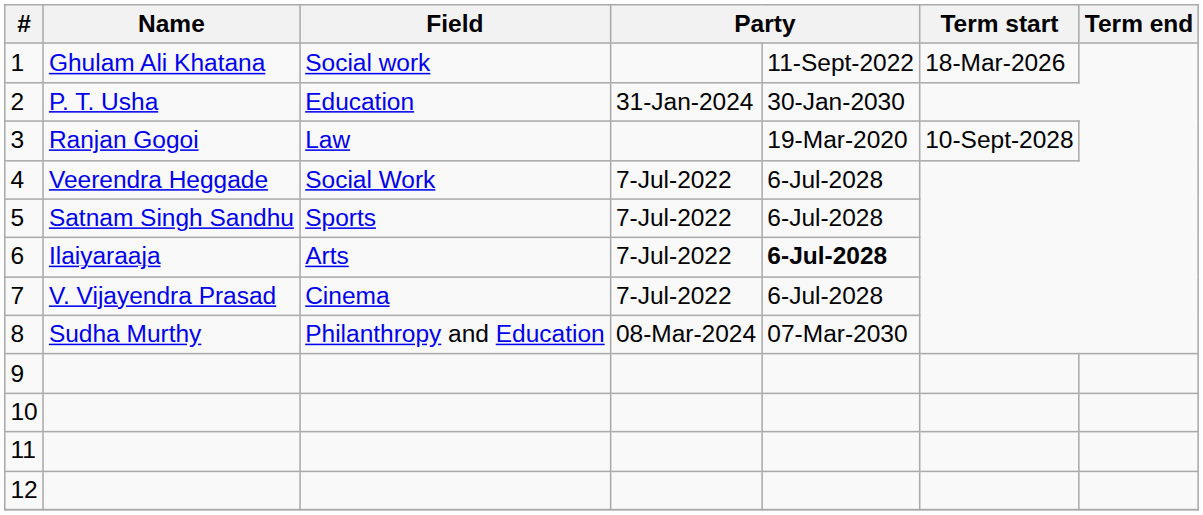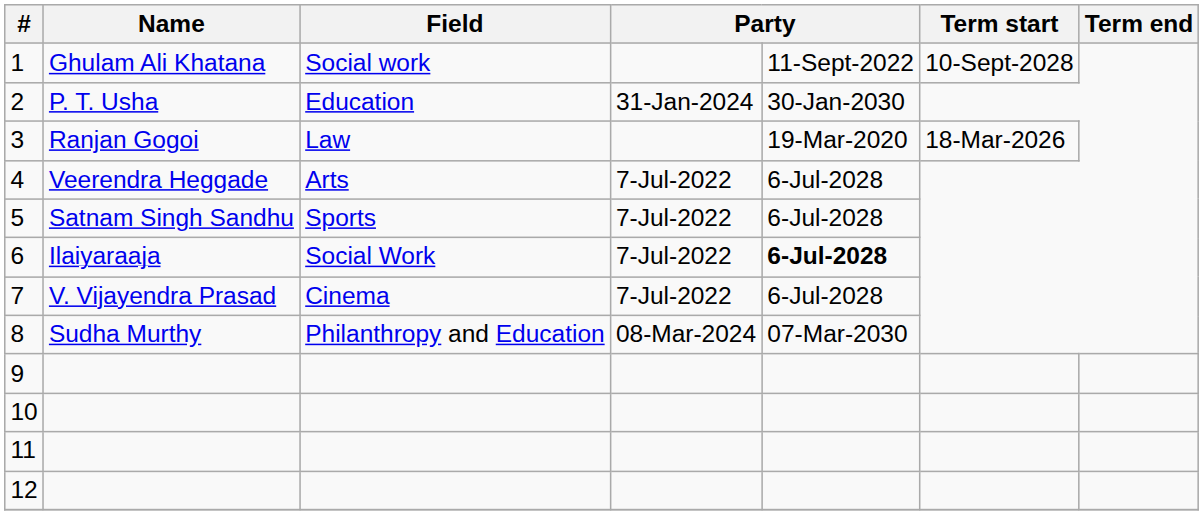(995, 62) 18-Mar-2026 -> (999, 62) 10-Sept-2028
(999, 140) 10-Sept-2028 -> (995, 140) 18-Mar-2026
(370, 179) Social Work -> (327, 179) Arts
(327, 256) Arts -> (370, 256) Social Work
